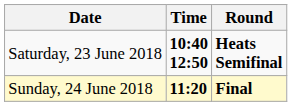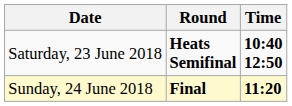columns swapped: (189, 17) <-> (249, 17)
